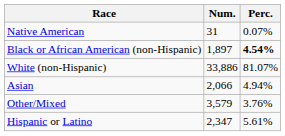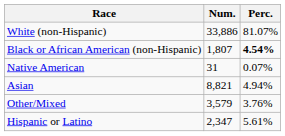rows swapped: (57, 67) <-> (46, 31)
(219, 49) 1,897 -> (219, 49) 1,807
(219, 85) 2,066 -> (219, 85) 8,821
